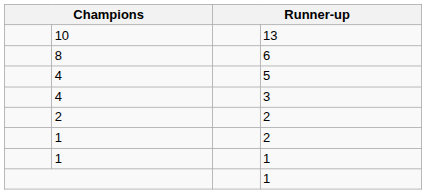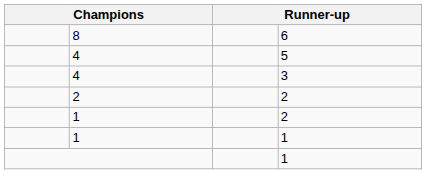- row: (62, 35)
